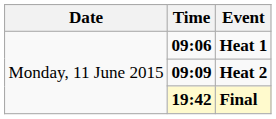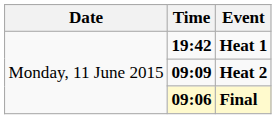(192, 45) 09:06 -> (192, 45) 19:42
(192, 99) 19:42 -> (192, 99) 09:06
